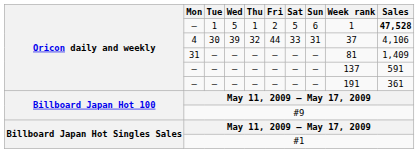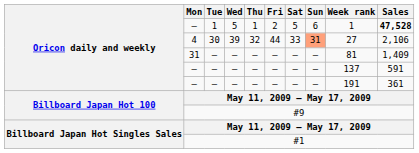(315, 40) no background -> (315, 40) lightsalmon background
(351, 40) 37 -> (351, 40) 27
(396, 40) 4,106 -> (396, 40) 2,106
